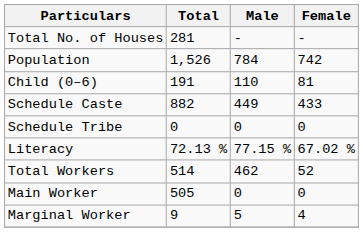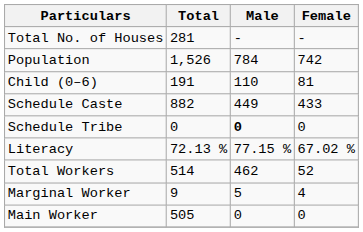(238, 127) normal -> (238, 127) bold
rows swapped: (53, 194) <-> (69, 216)
